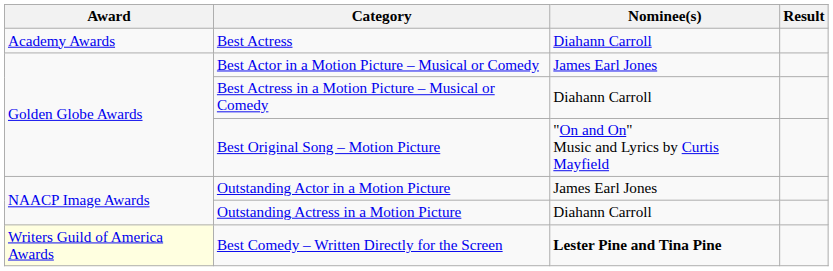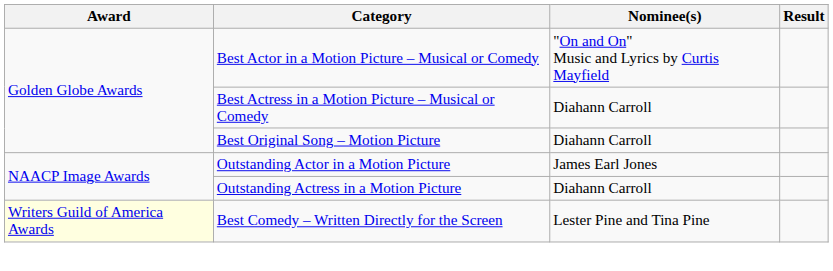- row: (255, 40)
(605, 64) James Earl Jones -> (636, 57) "On and On" Music and Lyrics by Curtis Mayfield
(636, 147) "On and On" Music and Lyrics by Curtis Mayfield -> (602, 140) Diahann Carroll
(637, 245) bold -> (631, 221) normal
